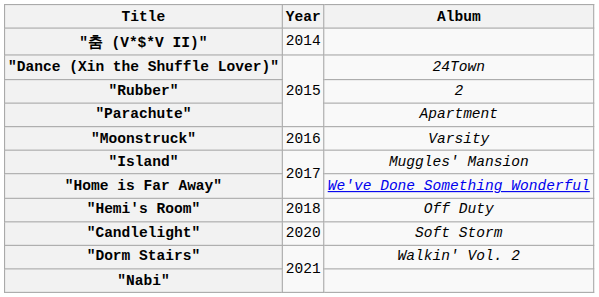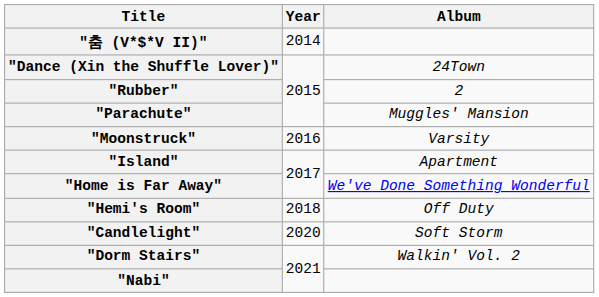(459, 115) Apartment -> (459, 115) Muggles' Mansion
(459, 162) Muggles' Mansion -> (459, 162) Apartment
